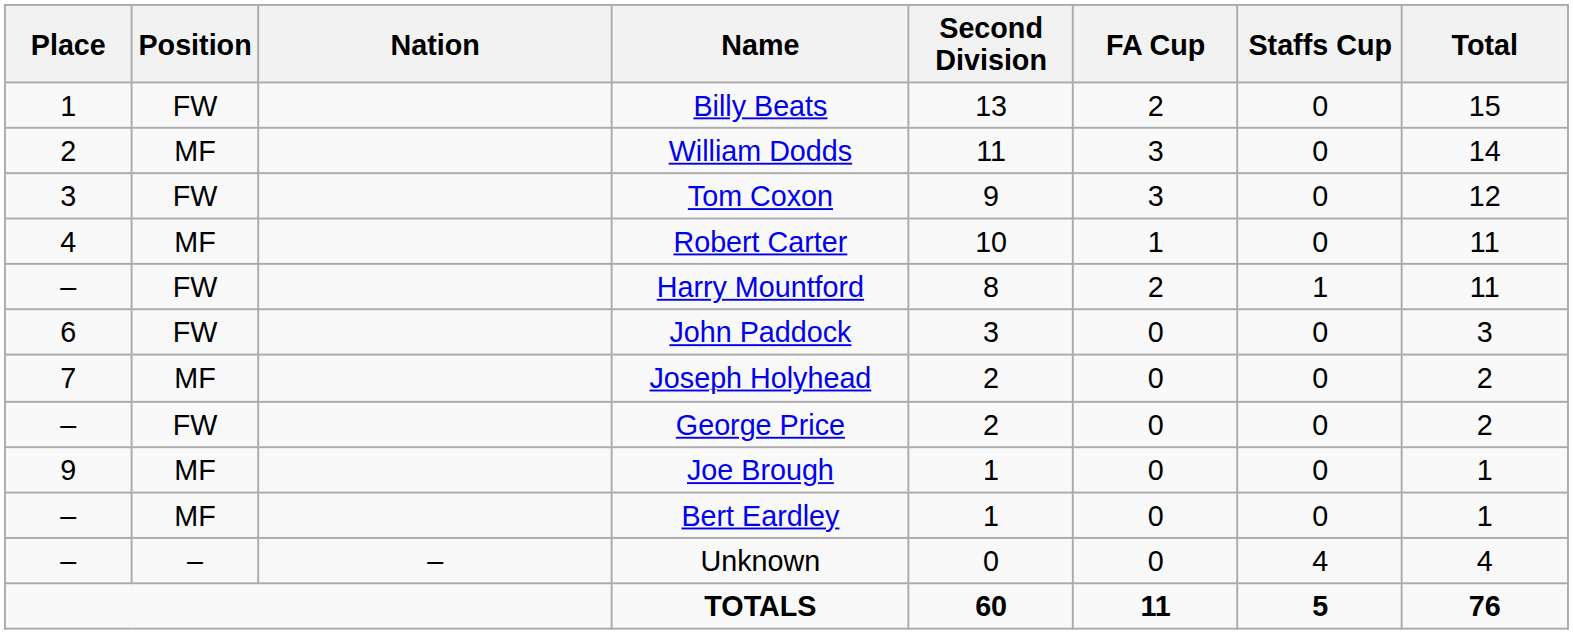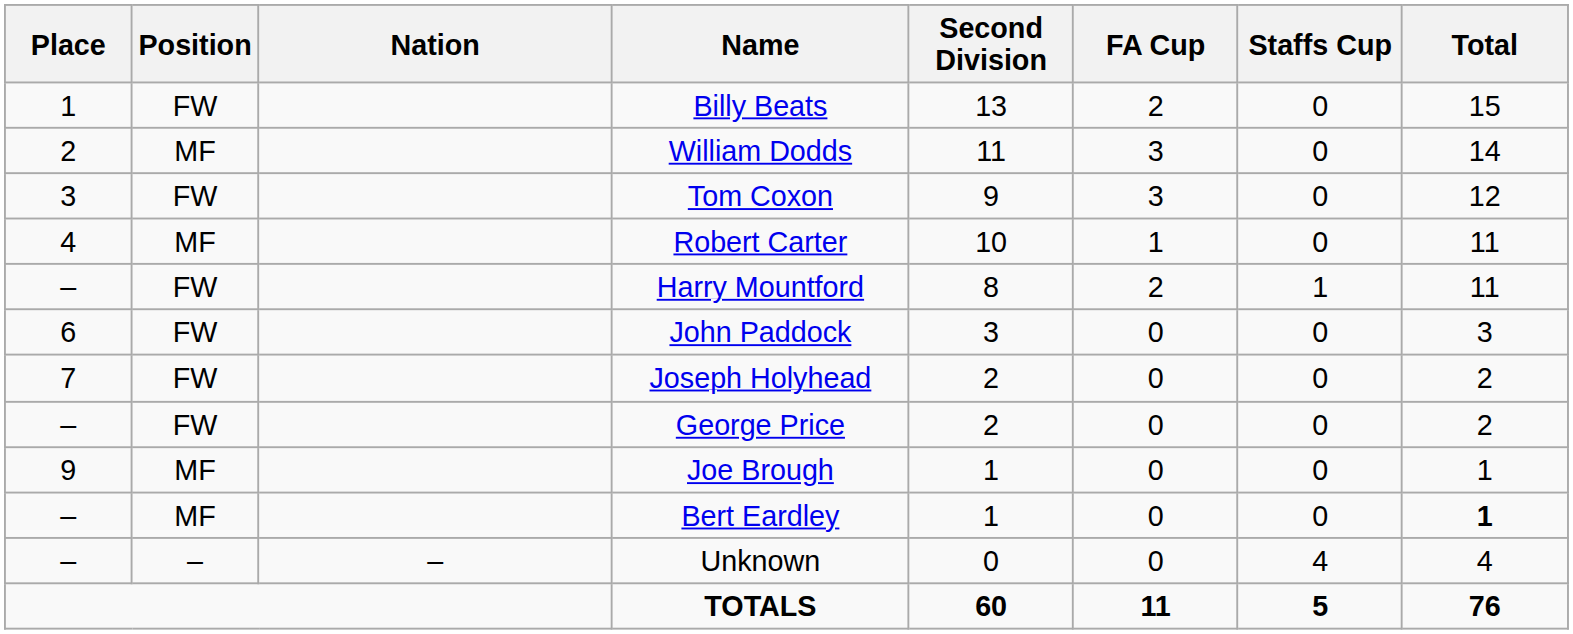(195, 378) MF -> (195, 378) FW
(1485, 515) normal -> (1485, 515) bold
